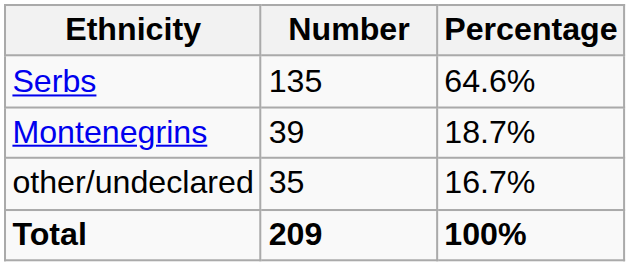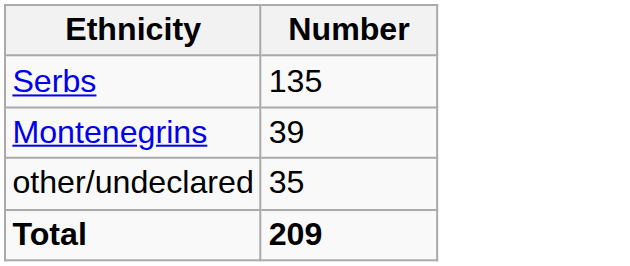- column: (531, 30)
